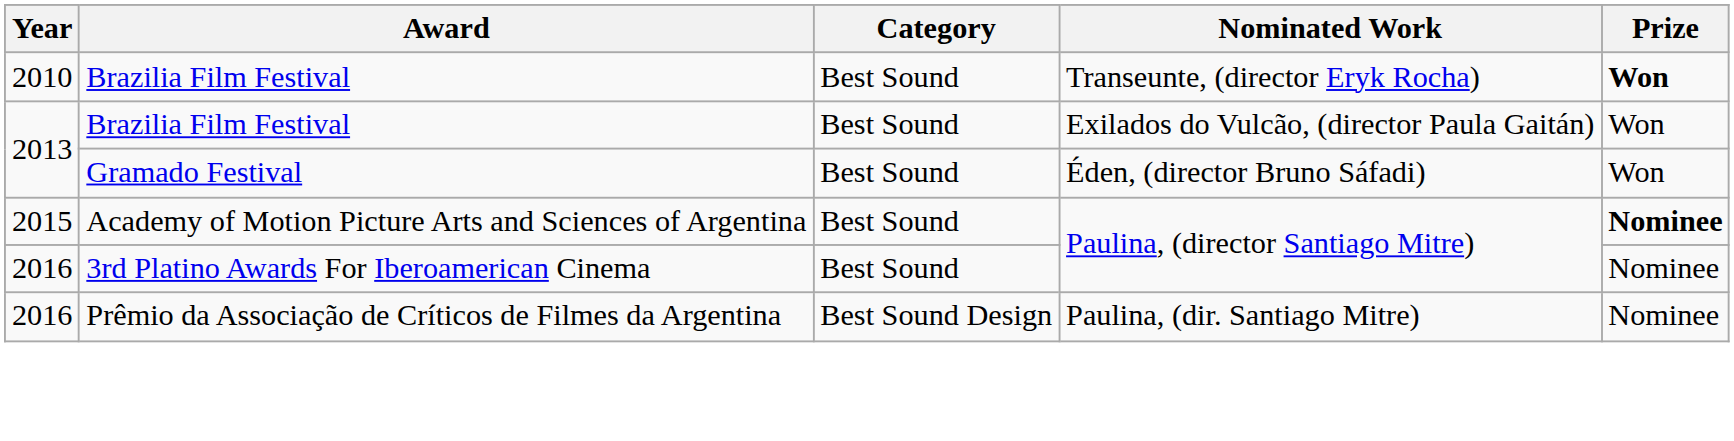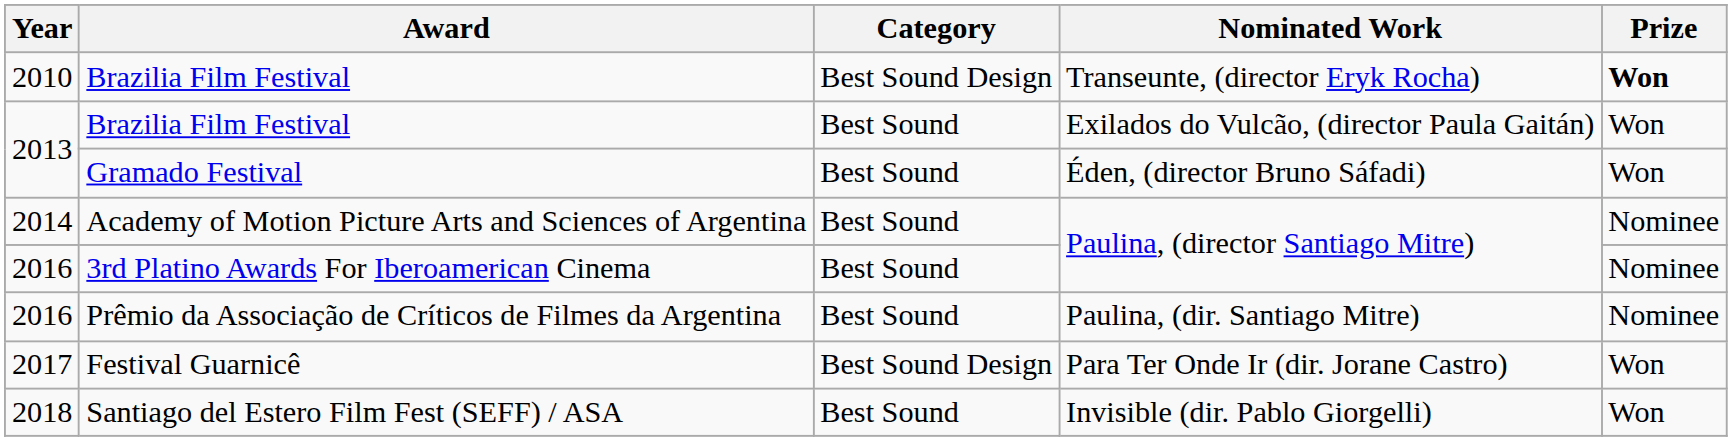(890, 76) Best Sound -> (936, 76) Best Sound Design
(42, 220) 2015 -> (42, 220) 2014
(1665, 220) bold -> (1664, 220) normal
(936, 316) Best Sound Design -> (890, 316) Best Sound
+ row: (193, 364)
+ row: (355, 412)
